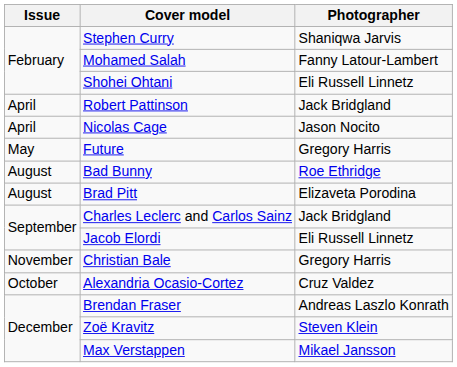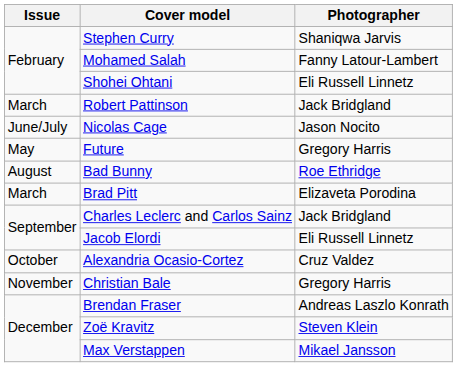(22, 104) April -> (27, 104) March
(22, 127) April -> (37, 127) June/July
(30, 194) August -> (27, 194) March
rows swapped: (163, 283) <-> (127, 261)
